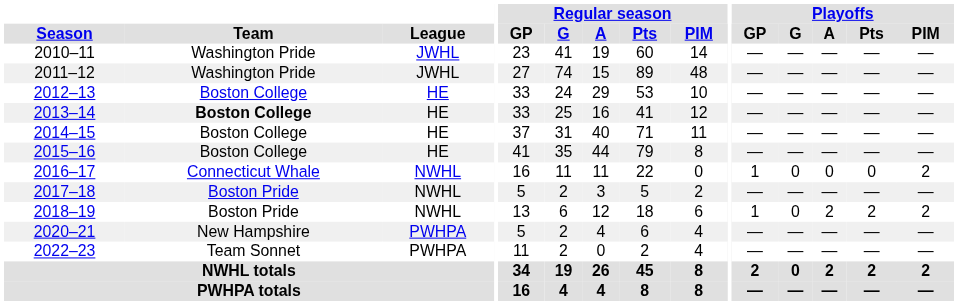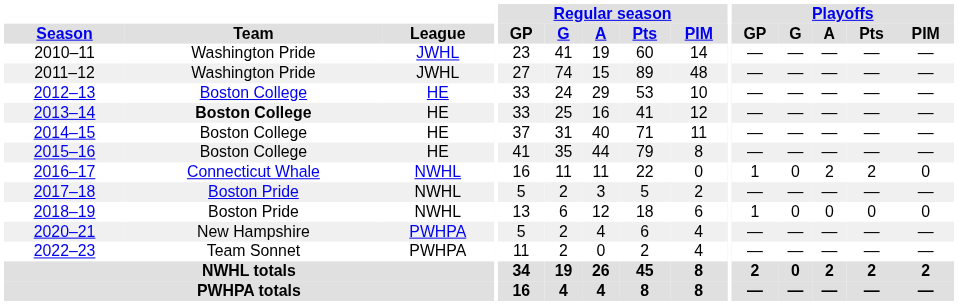(829, 172) 0 -> (829, 172) 2
(872, 172) 0 -> (872, 172) 2
(926, 172) 2 -> (926, 172) 0
(829, 211) 2 -> (829, 211) 0
(872, 211) 2 -> (872, 211) 0
(926, 211) 2 -> (926, 211) 0
